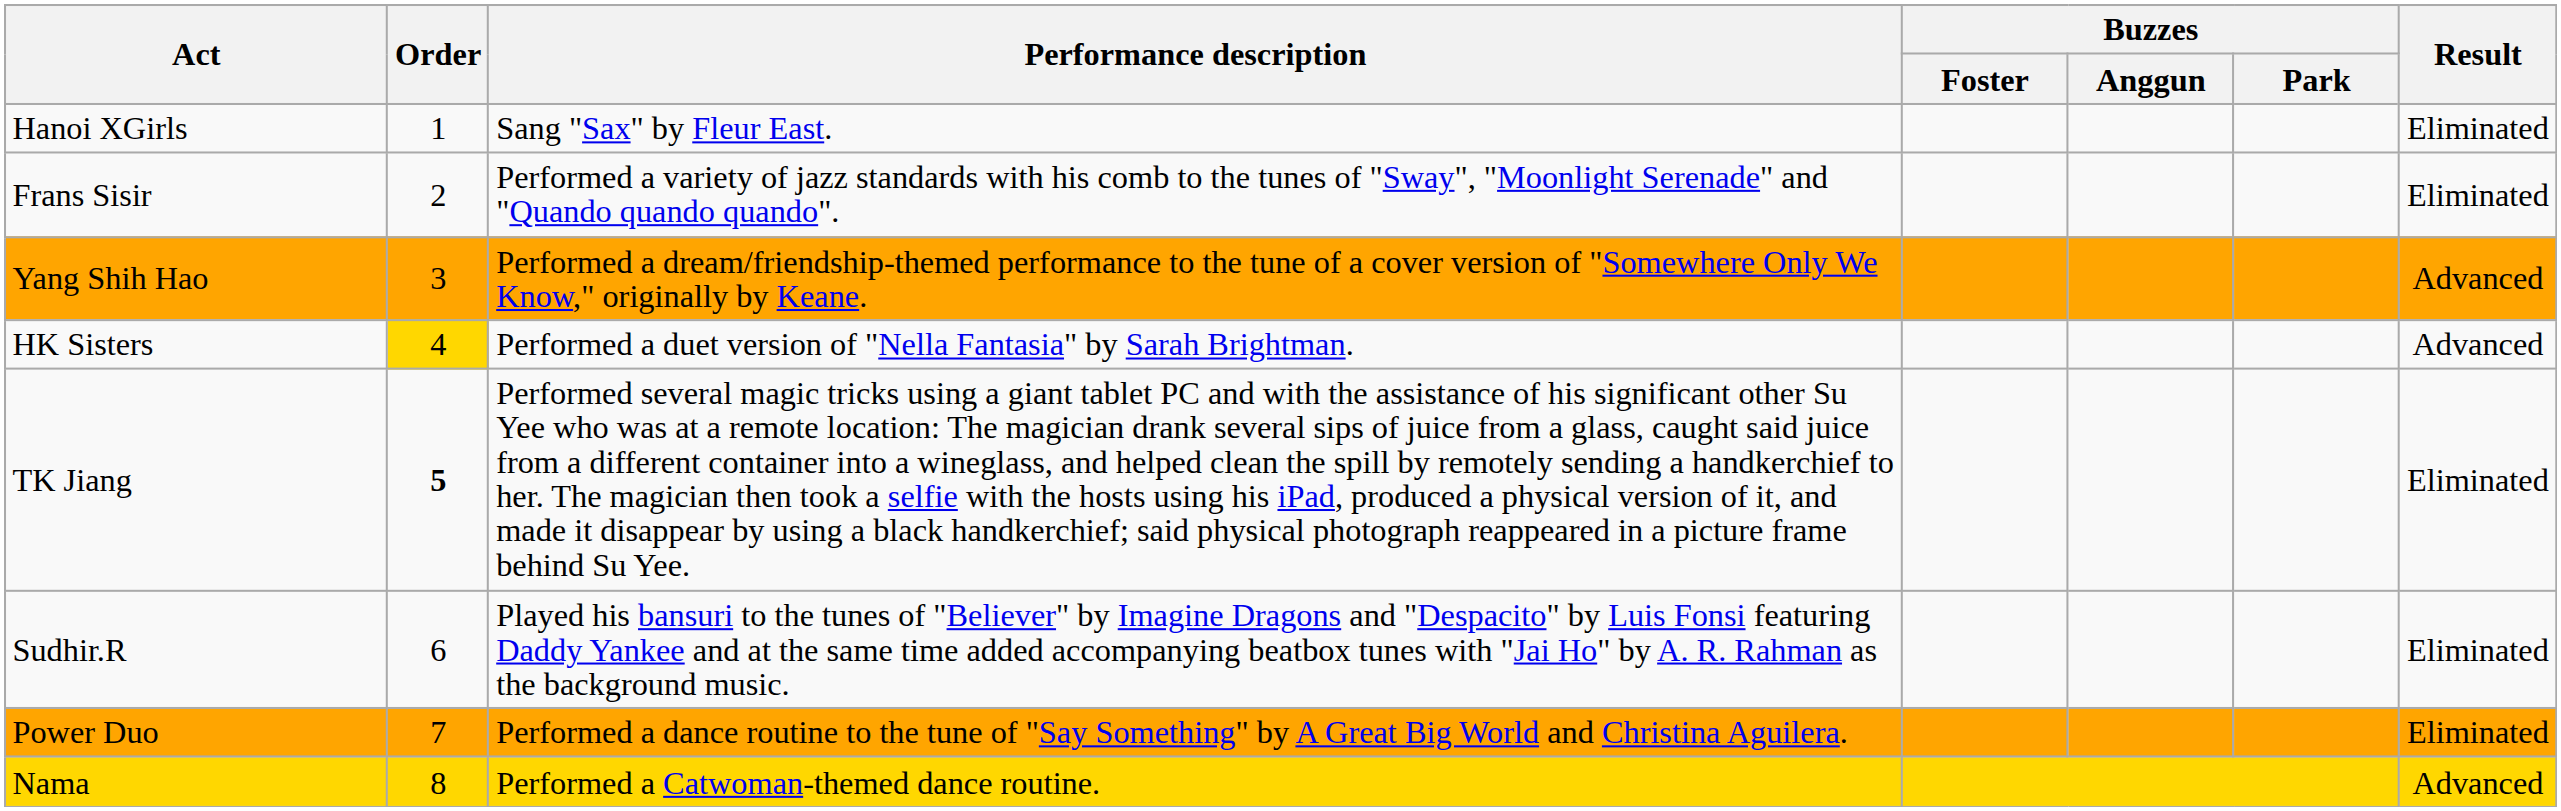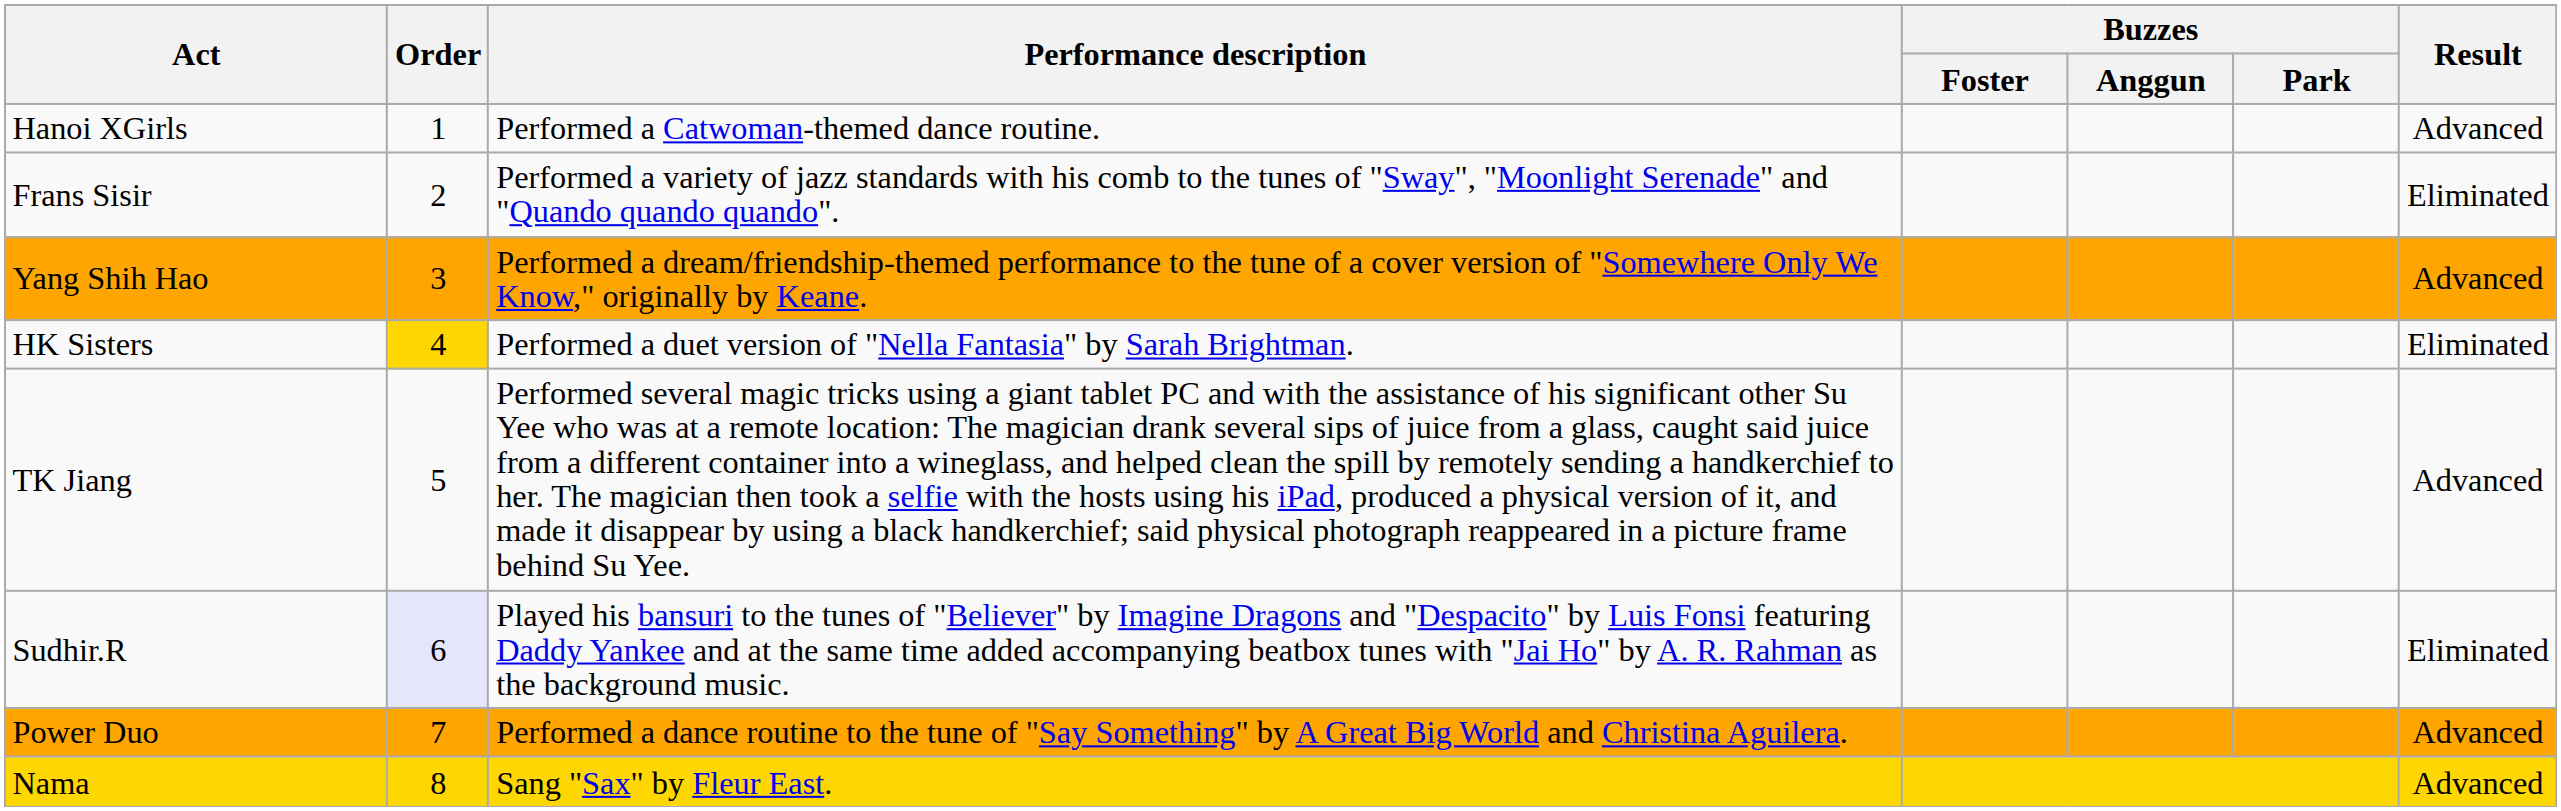(664, 128) Sang "Sax" by Fleur East. -> (798, 128) Performed a Catwoman-themed dance routine.
(2478, 128) Eliminated -> (2478, 128) Advanced
(2478, 344) Advanced -> (2478, 344) Eliminated
(438, 480) bold -> (438, 480) normal
(2478, 480) Eliminated -> (2478, 480) Advanced
(438, 649) no background -> (438, 649) lavender background
(2478, 733) Eliminated -> (2478, 733) Advanced
(798, 782) Performed a Catwoman-themed dance routine. -> (664, 782) Sang "Sax" by Fleur East.
